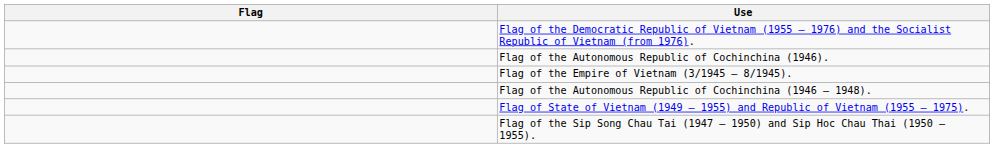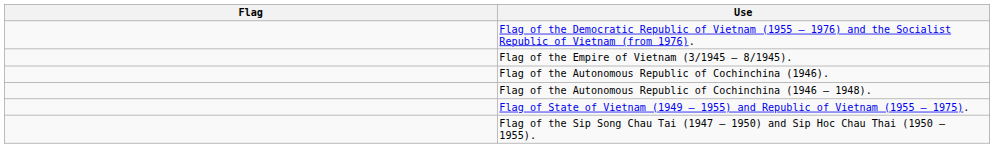rows swapped: (646, 74) <-> (664, 57)
